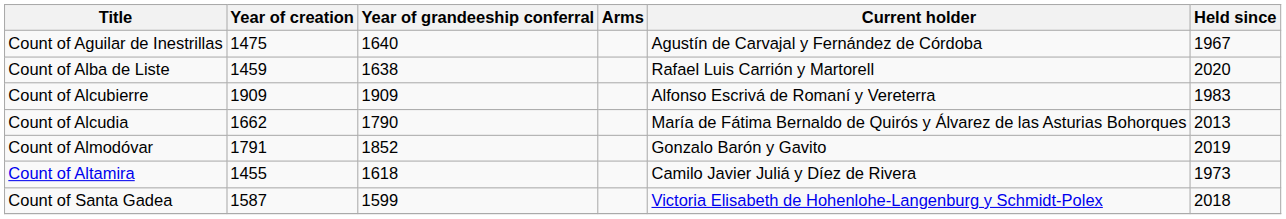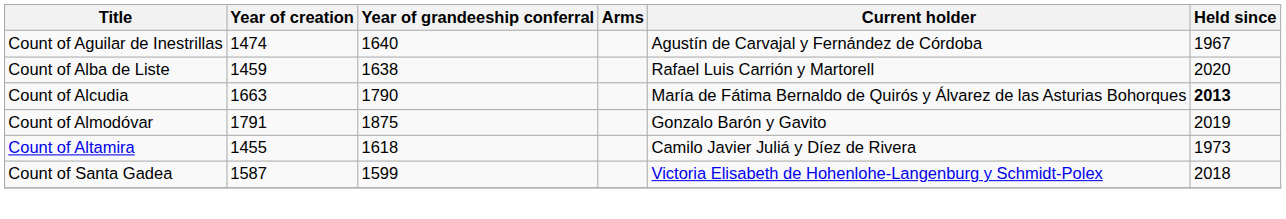(249, 43) 1475 -> (249, 43) 1474
- row: (78, 95)
(249, 122) 1662 -> (249, 95) 1663
(1212, 122) normal -> (1212, 95) bold
(380, 148) 1852 -> (380, 122) 1875
